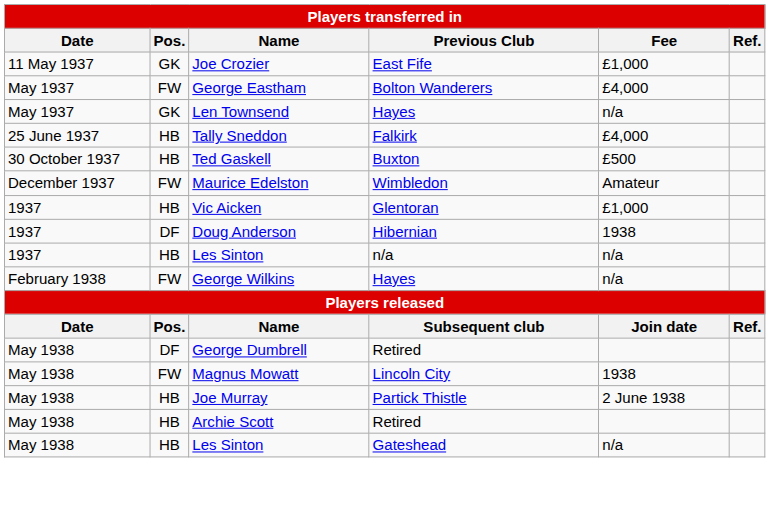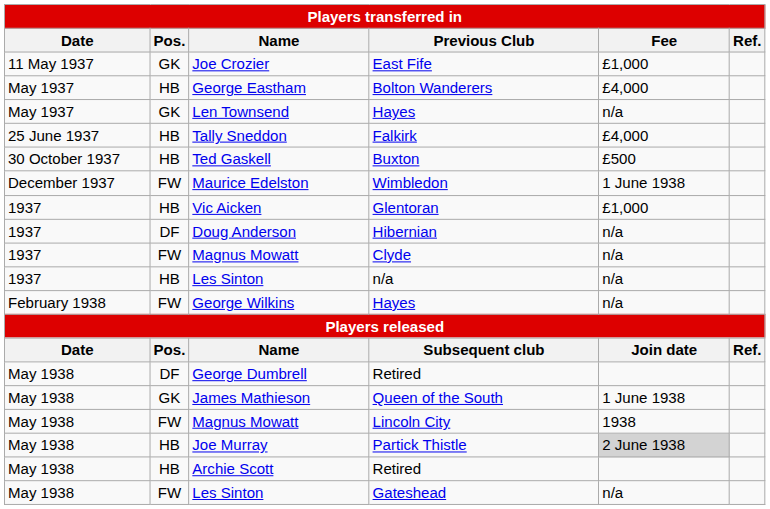(169, 88) FW -> (169, 88) HB
(631, 183) Amateur -> (644, 183) 1 June 1938
(619, 231) 1938 -> (613, 231) n/a
+ row: (245, 255)
+ row: (251, 398)
(644, 398) no background -> (644, 445) lightgrey background
(169, 445) HB -> (169, 493) FW
